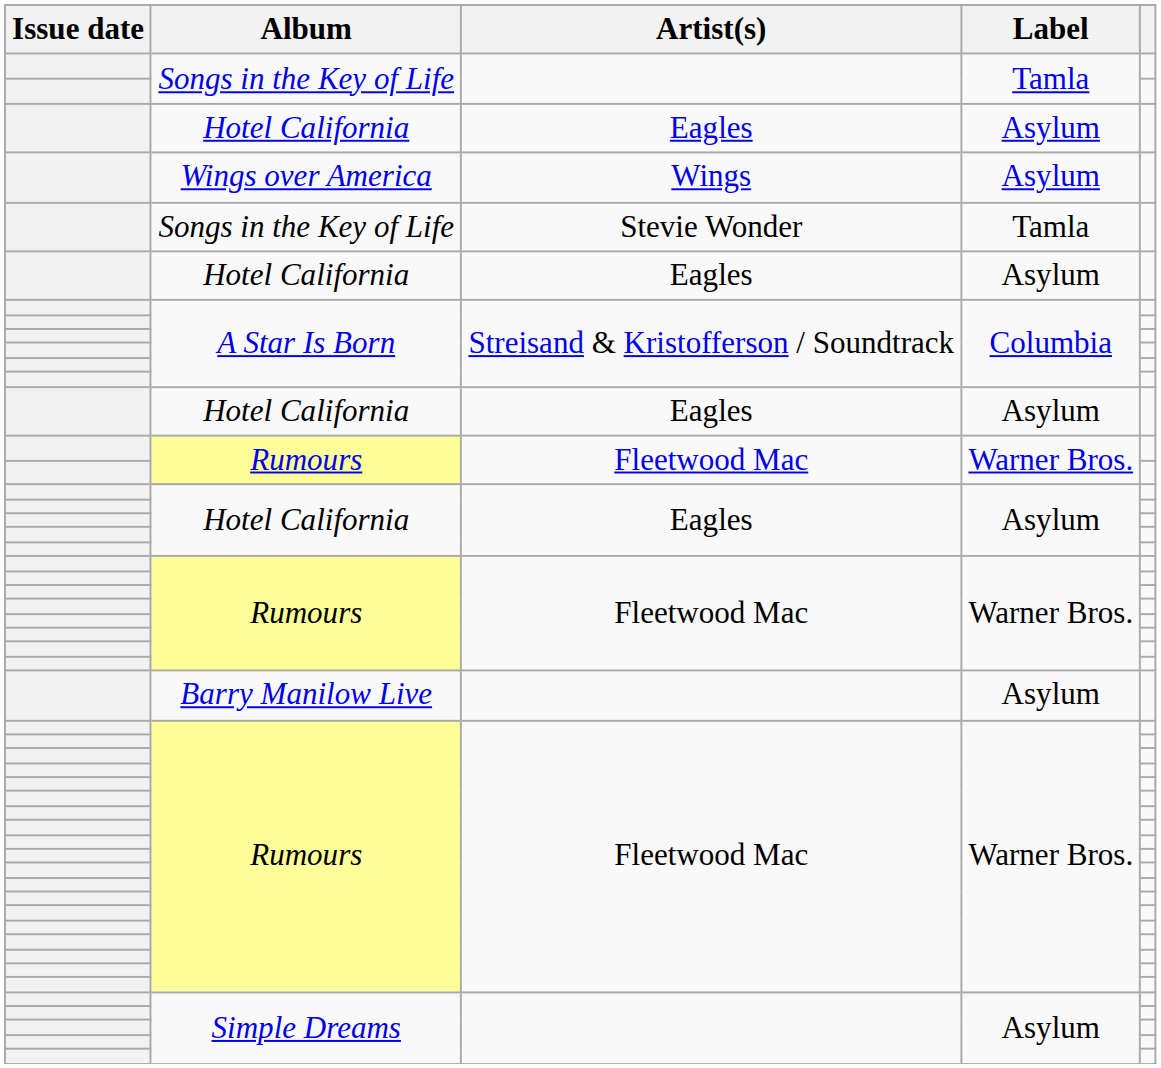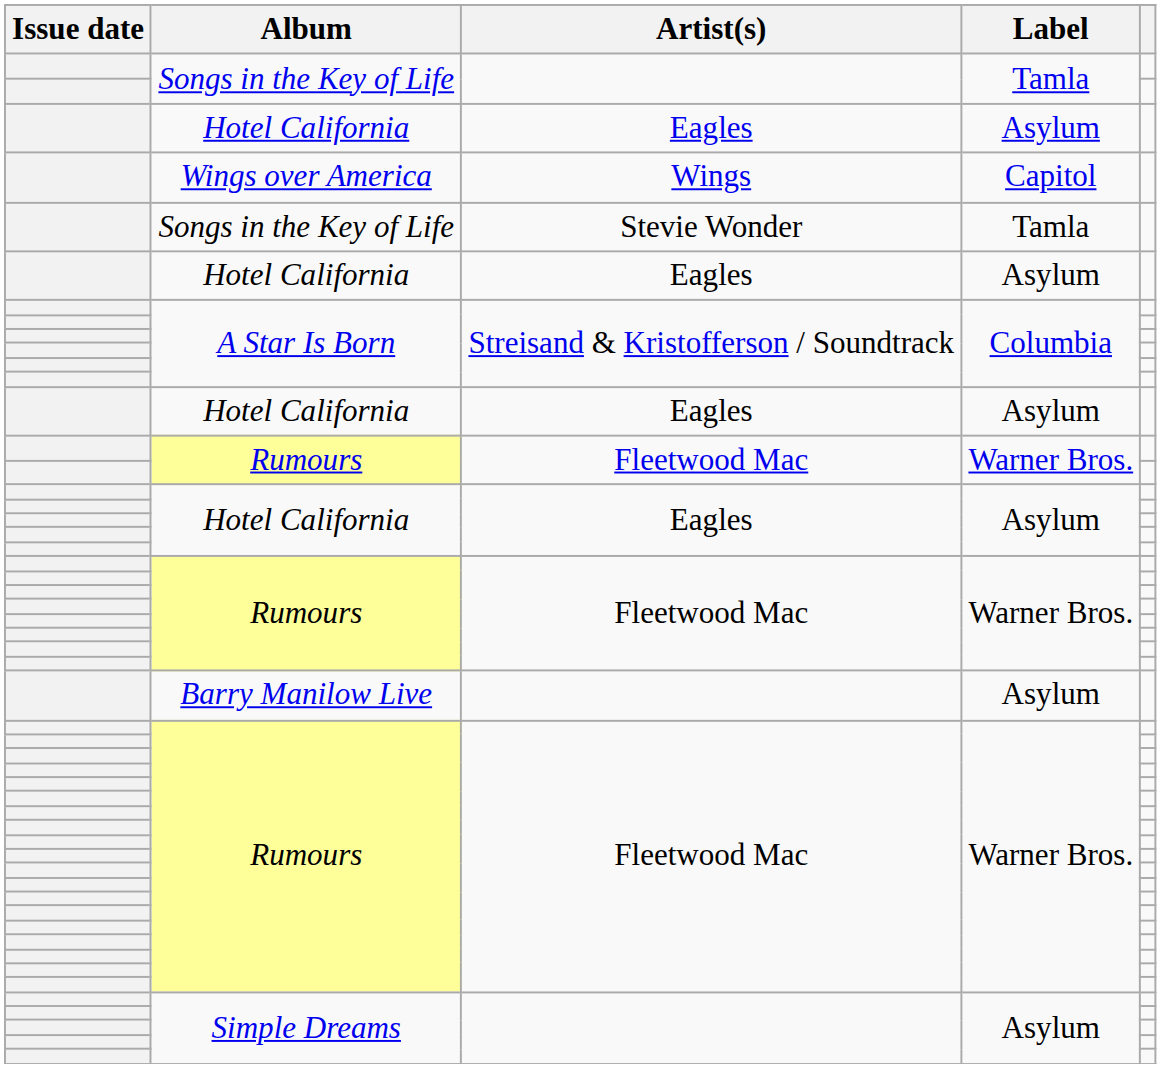(1051, 176) Asylum -> (1051, 176) Capitol
